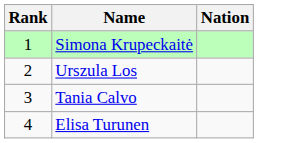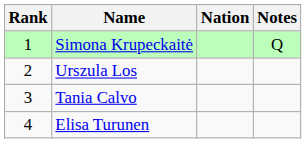+ column: (277, 17)
